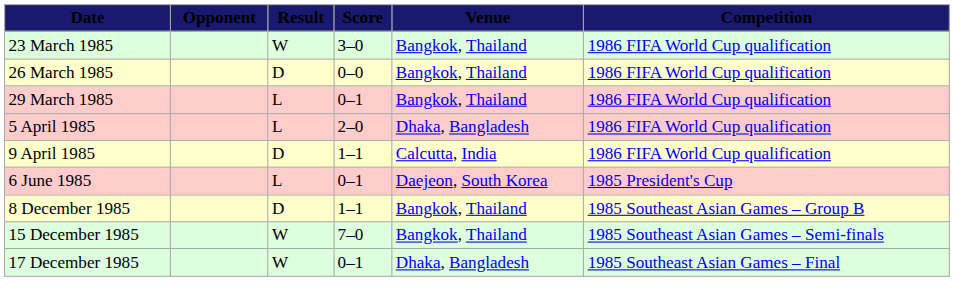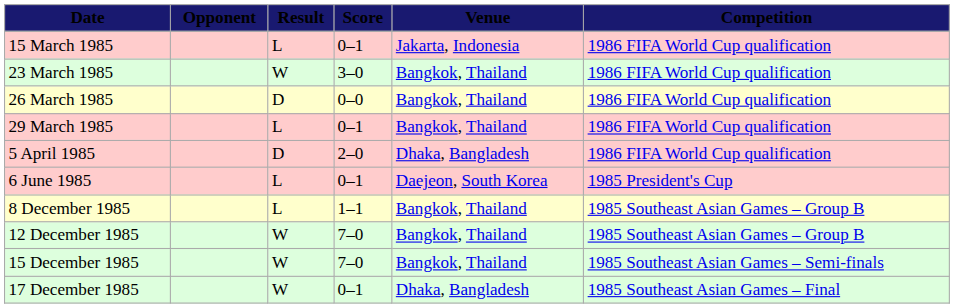+ row: (61, 45)
(277, 126) L -> (278, 153) D
- row: (52, 153)
(278, 208) D -> (277, 208) L
+ row: (74, 235)
